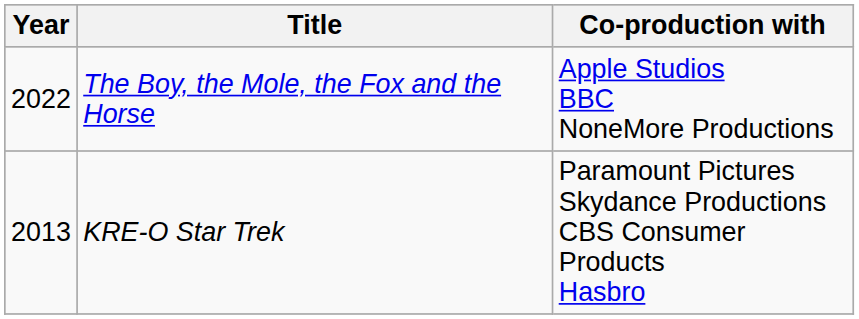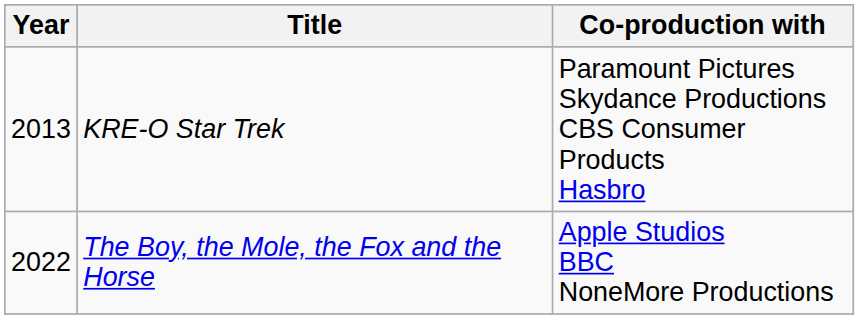rows swapped: (184, 232) <-> (292, 98)
